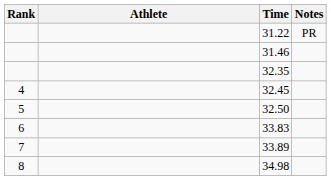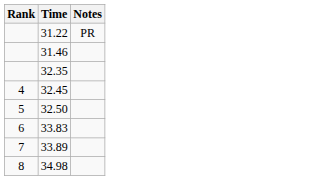- column: (149, 14)
